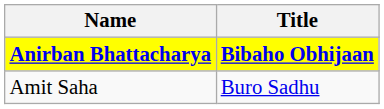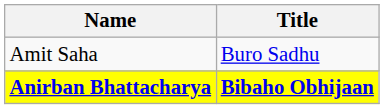rows swapped: (110, 53) <-> (54, 86)
